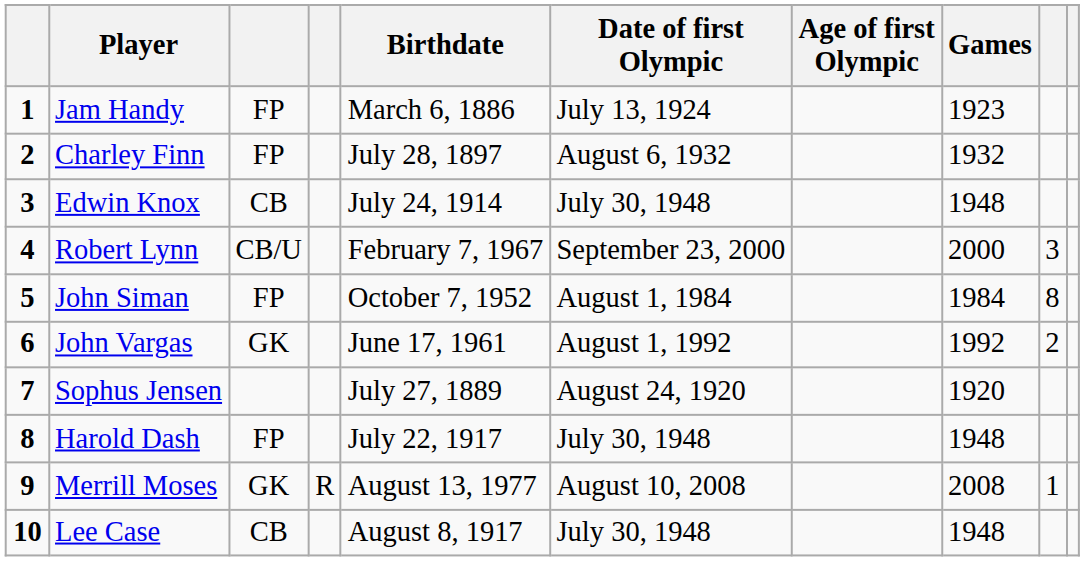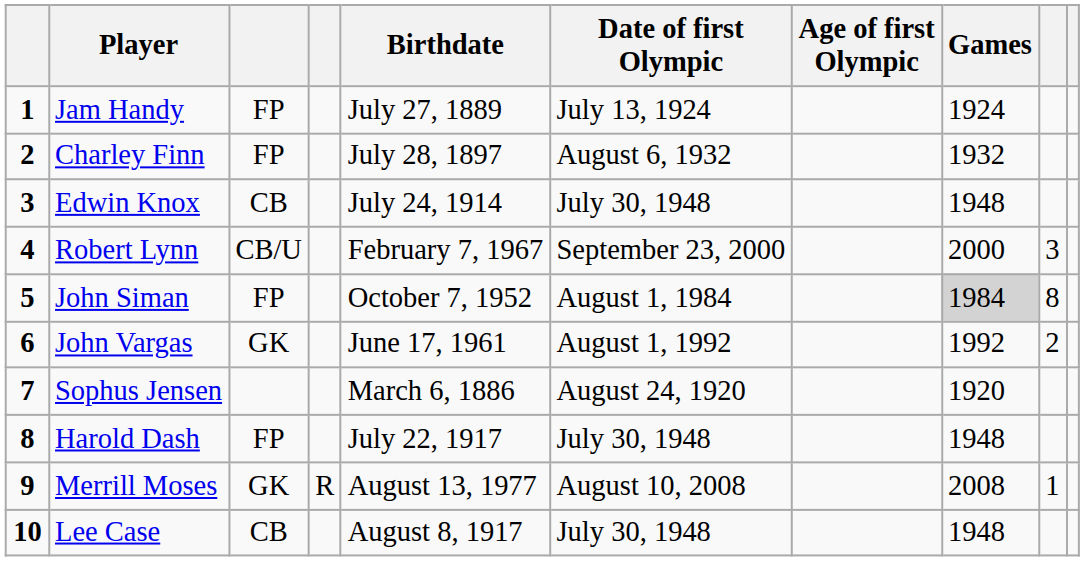(431, 109) March 6, 1886 -> (425, 109) July 27, 1889
(977, 109) 1923 -> (977, 109) 1924
(977, 297) no background -> (977, 297) lightgrey background
(425, 391) July 27, 1889 -> (431, 391) March 6, 1886
